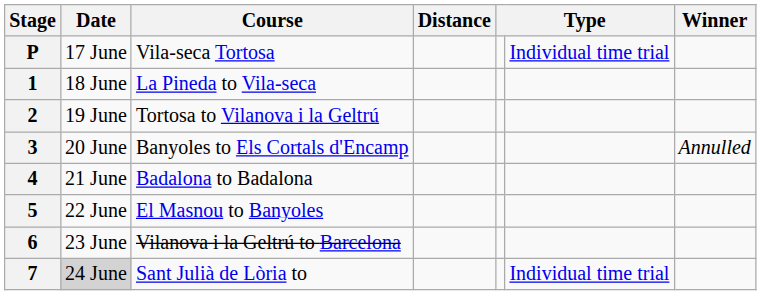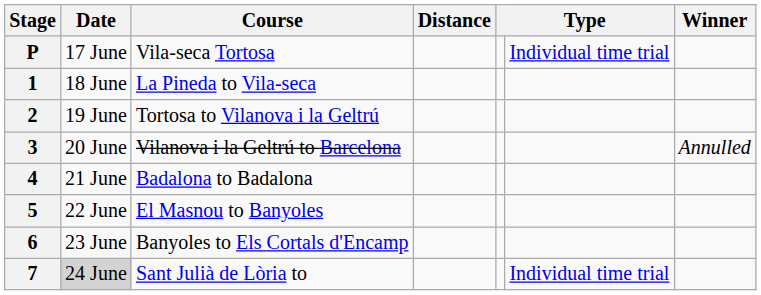(272, 147) Banyoles to Els Cortals d'Encamp -> (268, 147) Vilanova i la Geltrú to Barcelona
(268, 242) Vilanova i la Geltrú to Barcelona -> (272, 242) Banyoles to Els Cortals d'Encamp
